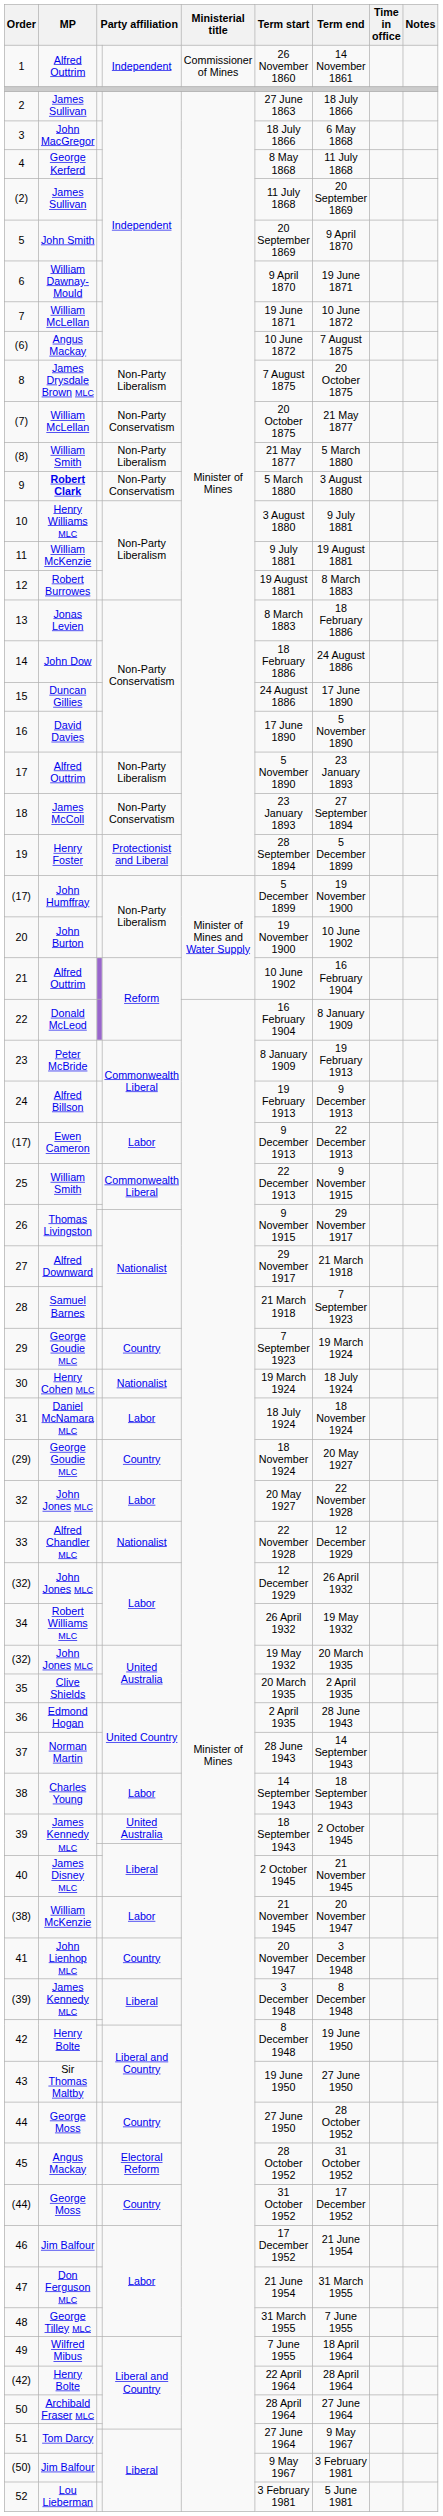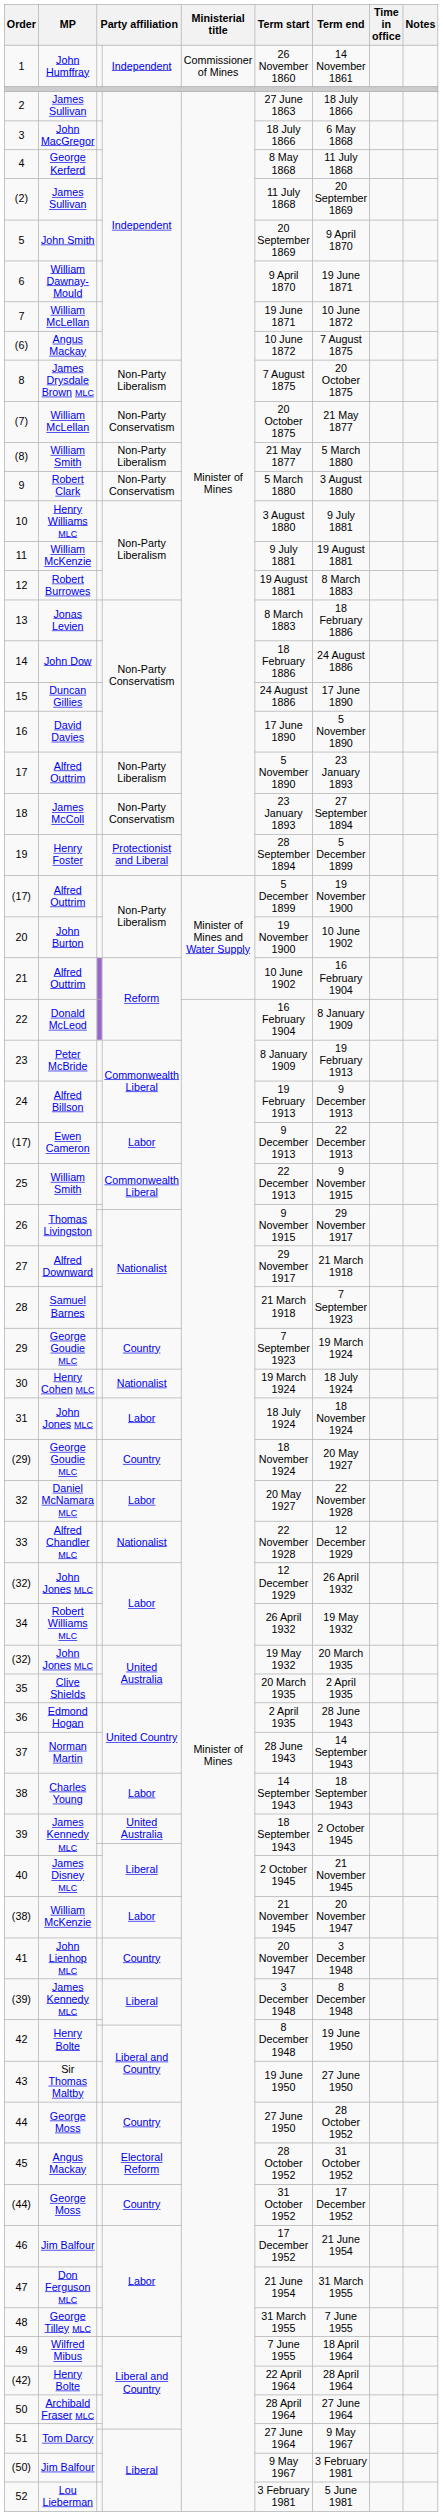(68, 66) Alfred Outtrim -> (68, 66) John Humffray
(68, 486) bold -> (68, 486) normal
(68, 896) John Humffray -> (68, 896) Alfred Outtrim
(68, 1418) Daniel McNamara MLC -> (68, 1418) John Jones MLC
(68, 1501) John Jones MLC -> (68, 1501) Daniel McNamara MLC
